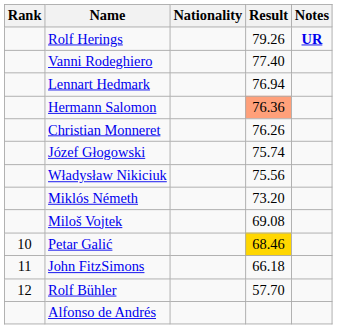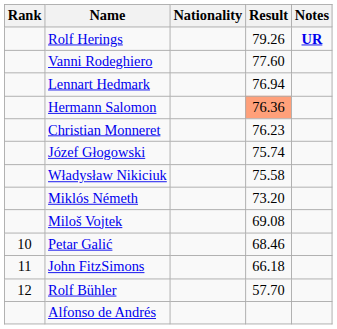(268, 61) 77.40 -> (268, 61) 77.60
(268, 130) 76.26 -> (268, 130) 76.23
(268, 175) 75.56 -> (268, 175) 75.58
(268, 244) gold background -> (268, 244) no background
